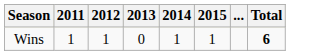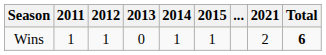+ column: (265, 15)
